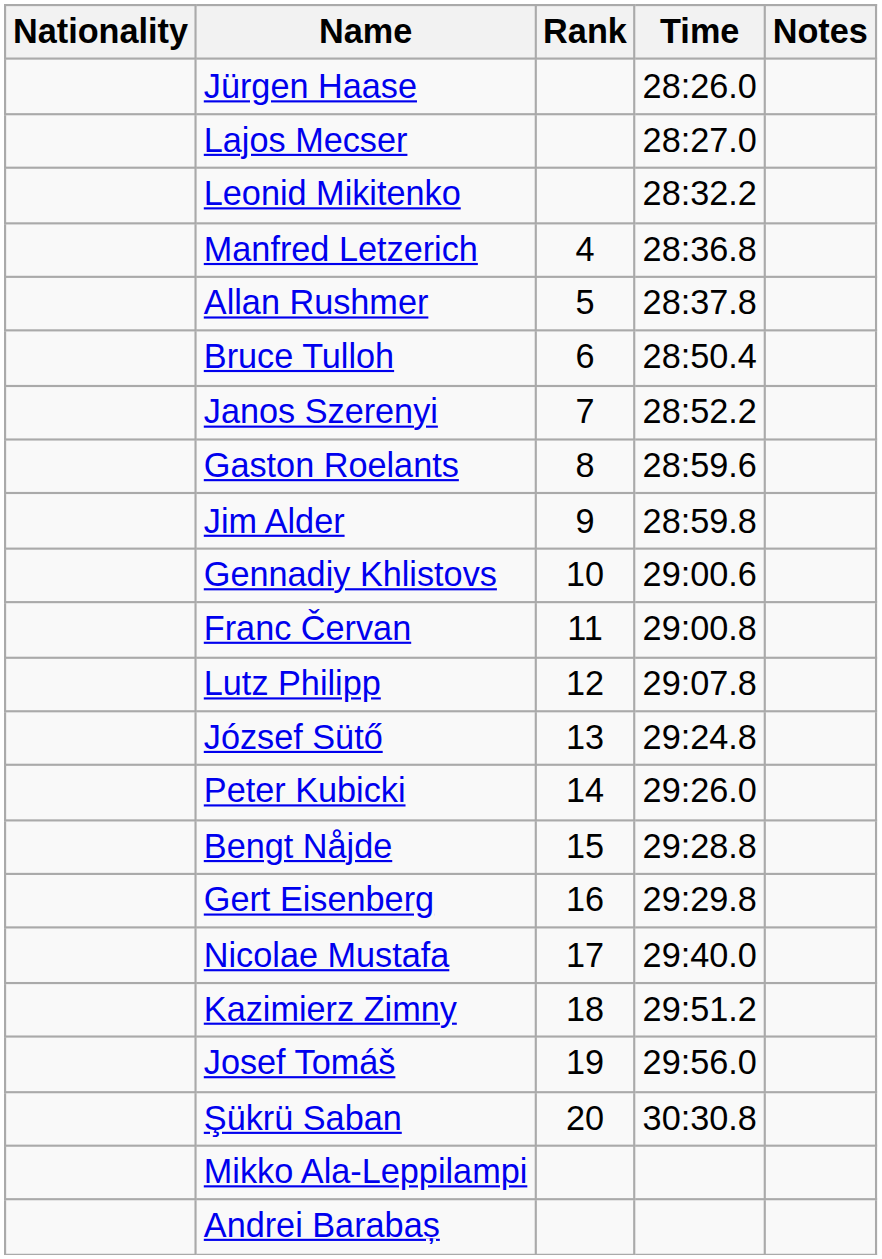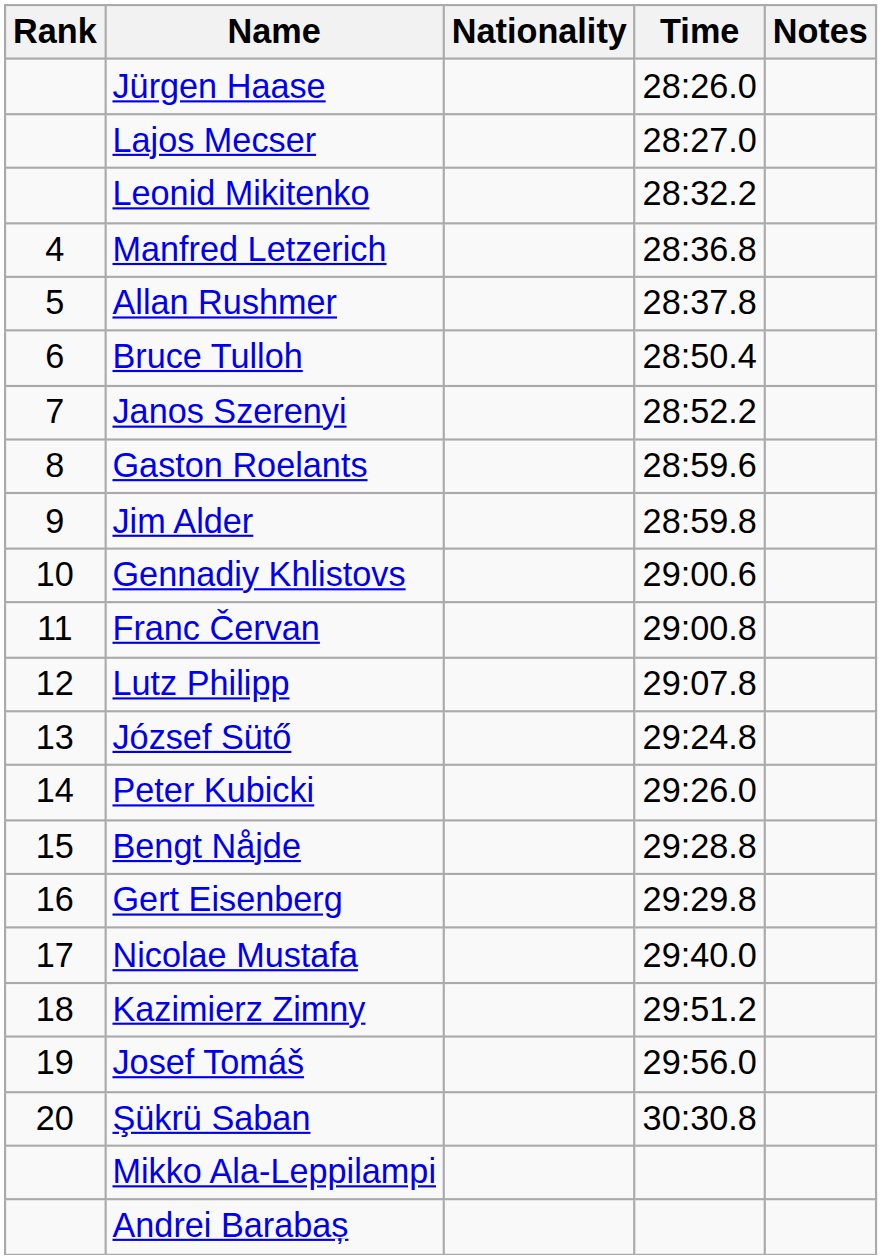columns swapped: (585, 31) <-> (100, 31)
